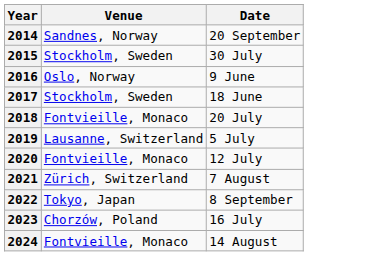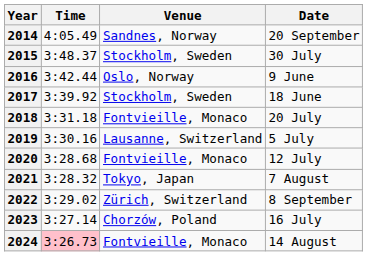+ column: (70, 15)
(116, 179) Zürich, Switzerland -> (149, 179) Tokyo, Japan
(89, 200) Tokyo, Japan -> (175, 200) Zürich, Switzerland
